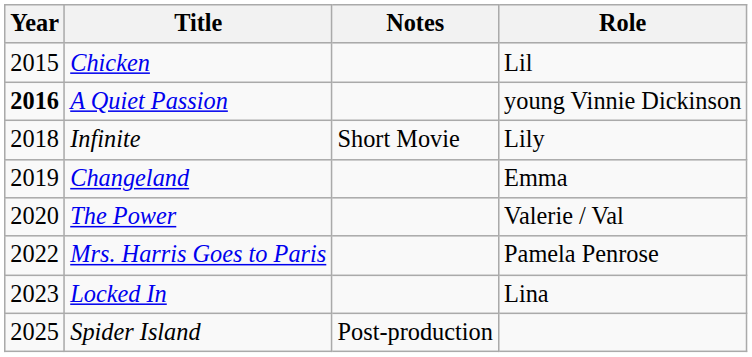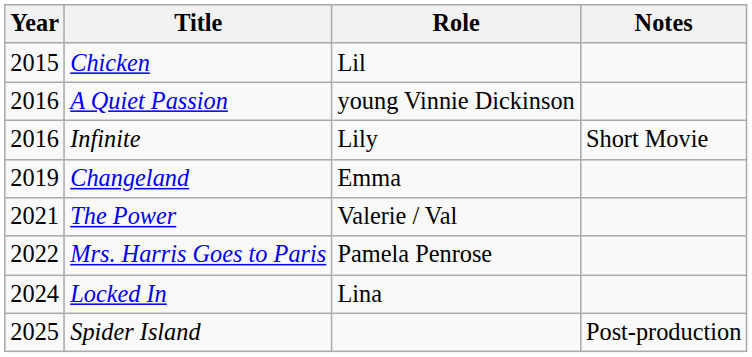columns swapped: (623, 23) <-> (415, 23)
(35, 100) bold -> (35, 100) normal
(35, 139) 2018 -> (35, 139) 2016
(35, 216) 2020 -> (35, 216) 2021
(35, 293) 2023 -> (35, 293) 2024
